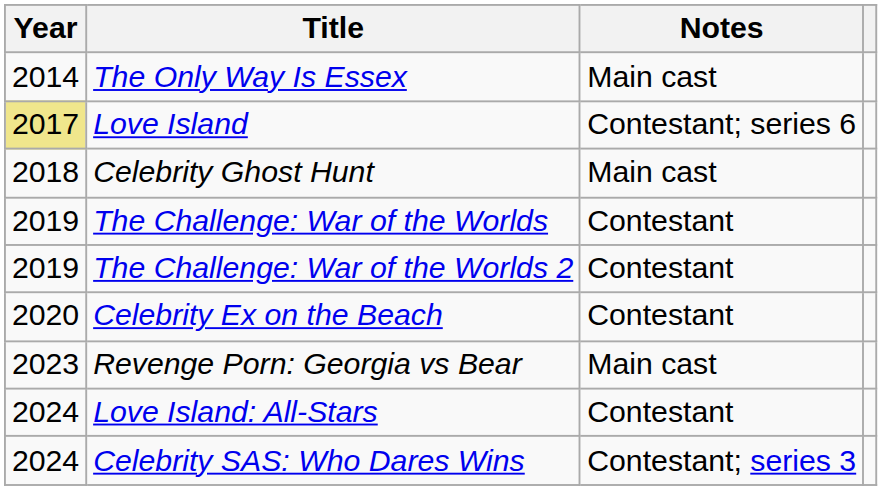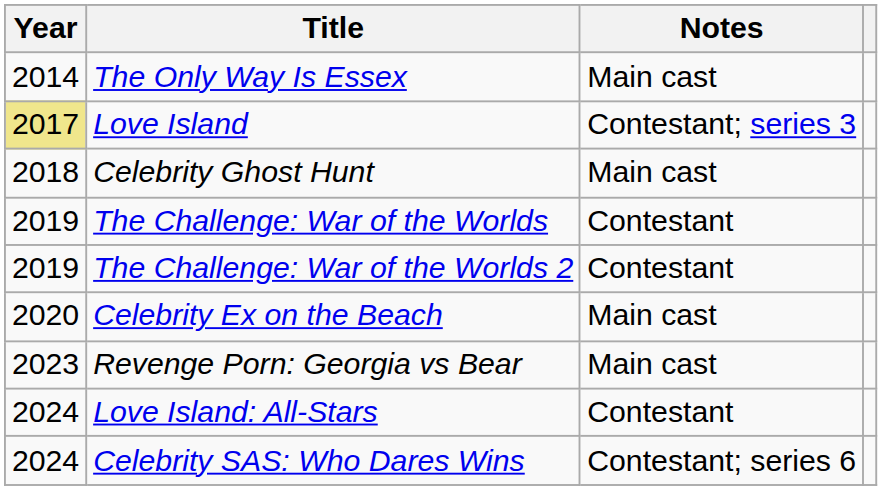(722, 124) Contestant; series 6 -> (722, 124) Contestant; series 3
(660, 316) Contestant -> (652, 316) Main cast
(722, 460) Contestant; series 3 -> (722, 460) Contestant; series 6
